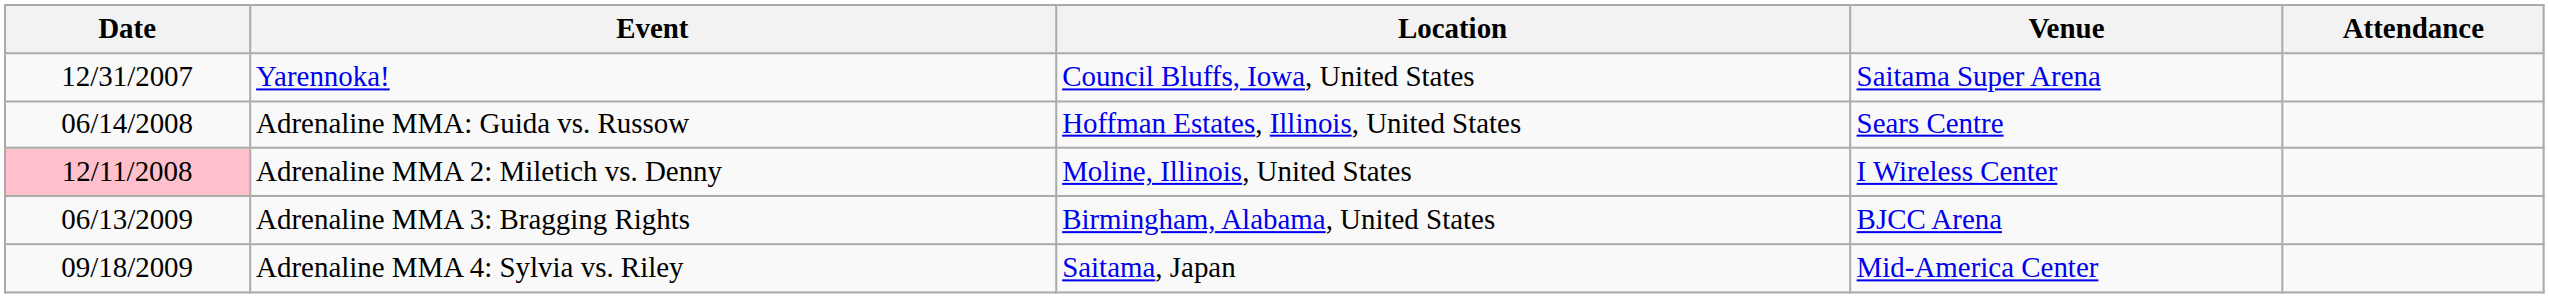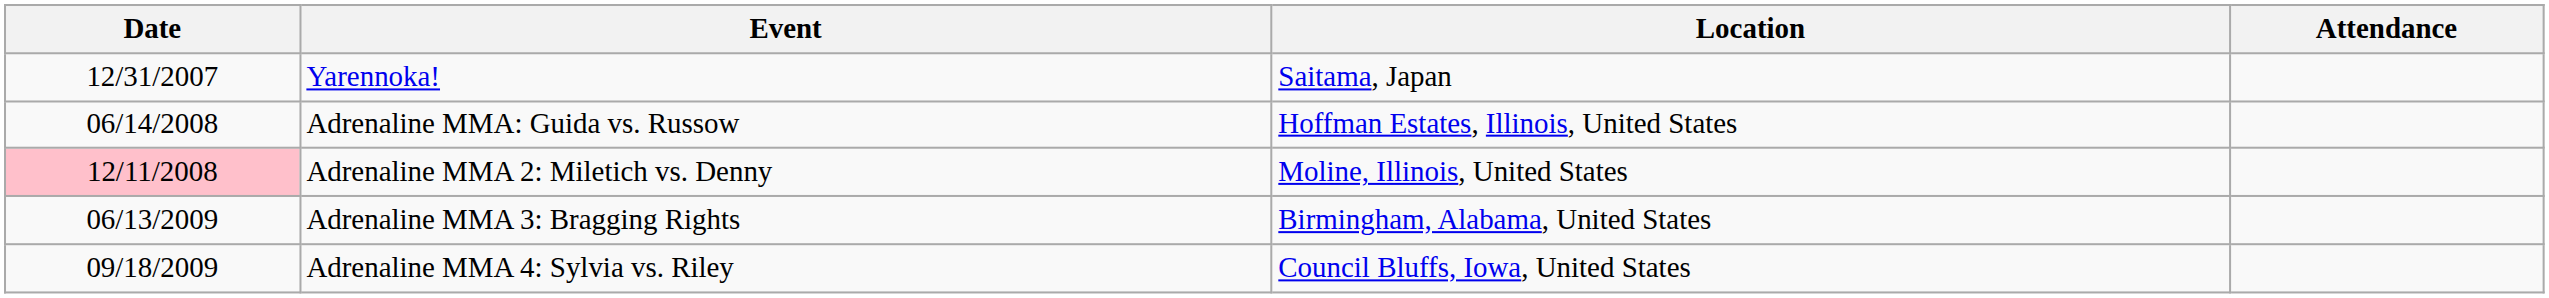- column: (2066, 28)
(1268, 76) Council Bluffs, Iowa, United States -> (1365, 76) Saitama, Japan
(1149, 267) Saitama, Japan -> (1485, 267) Council Bluffs, Iowa, United States
